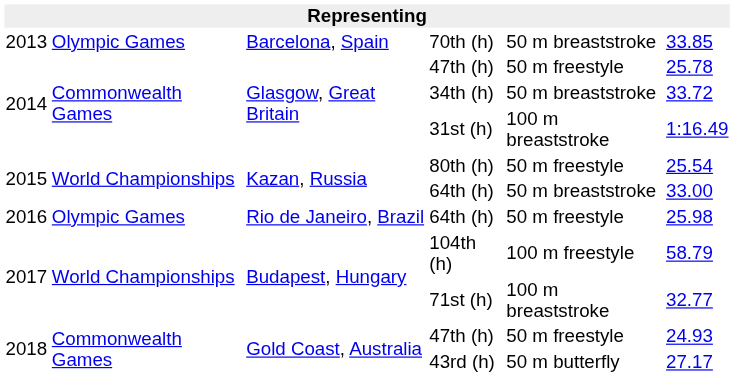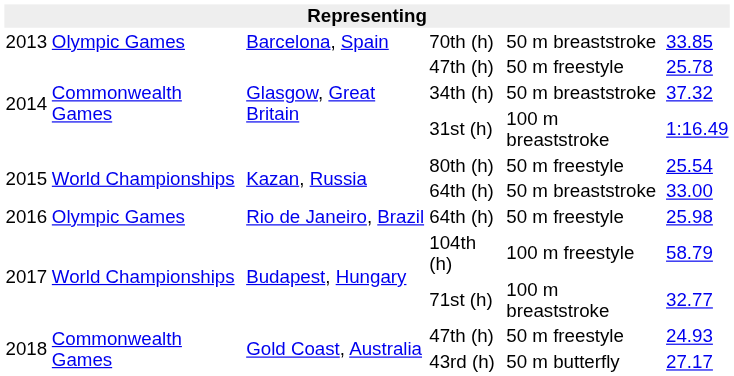(689, 93) 33.72 -> (689, 93) 37.32
